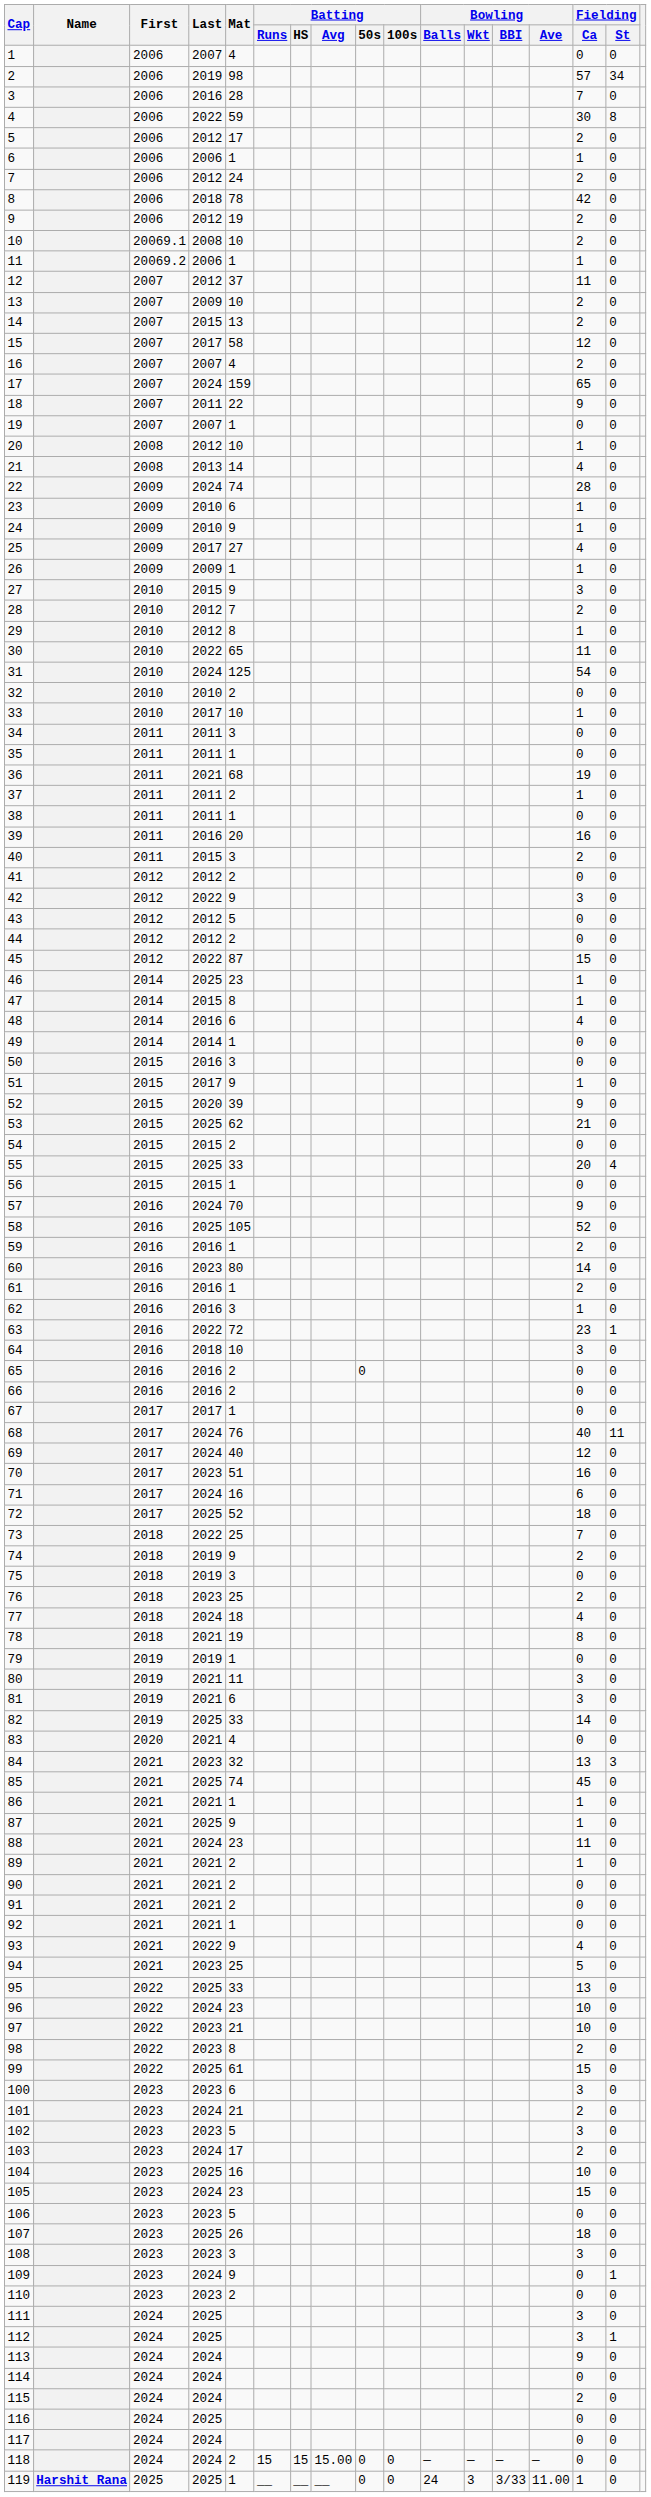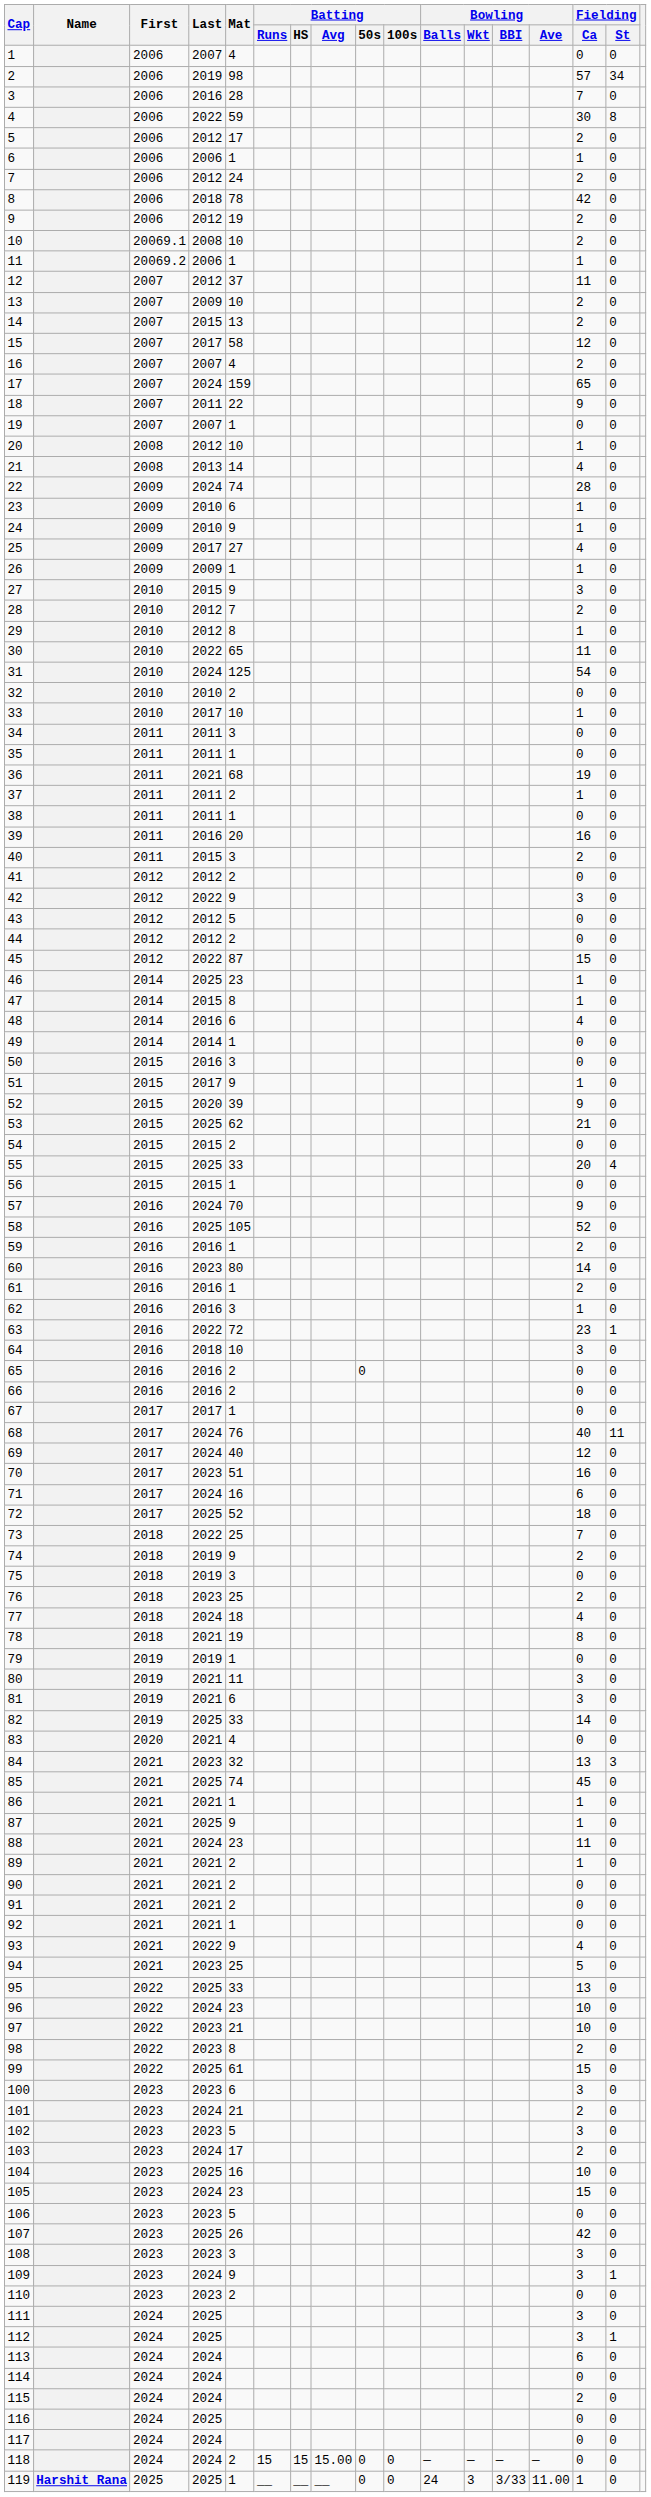(584, 2234) 18 -> (584, 2234) 42
(580, 2275) 0 -> (580, 2275) 3
(580, 2358) 9 -> (580, 2358) 6
